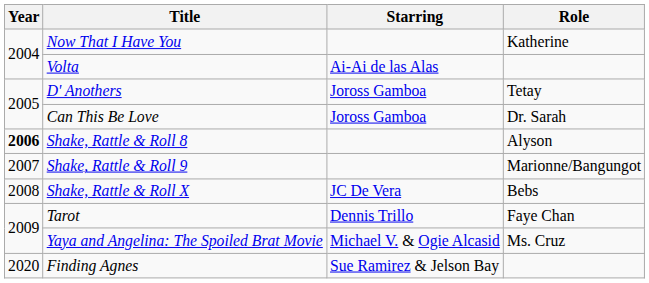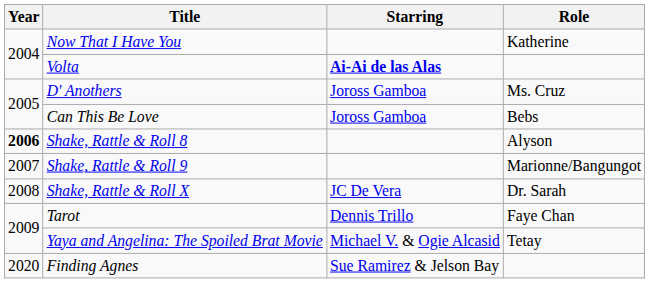(384, 66) normal -> (386, 66) bold
(524, 91) Tetay -> (536, 91) Ms. Cruz
(537, 116) Dr. Sarah -> (523, 116) Bebs
(523, 191) Bebs -> (537, 191) Dr. Sarah
(536, 240) Ms. Cruz -> (524, 240) Tetay
